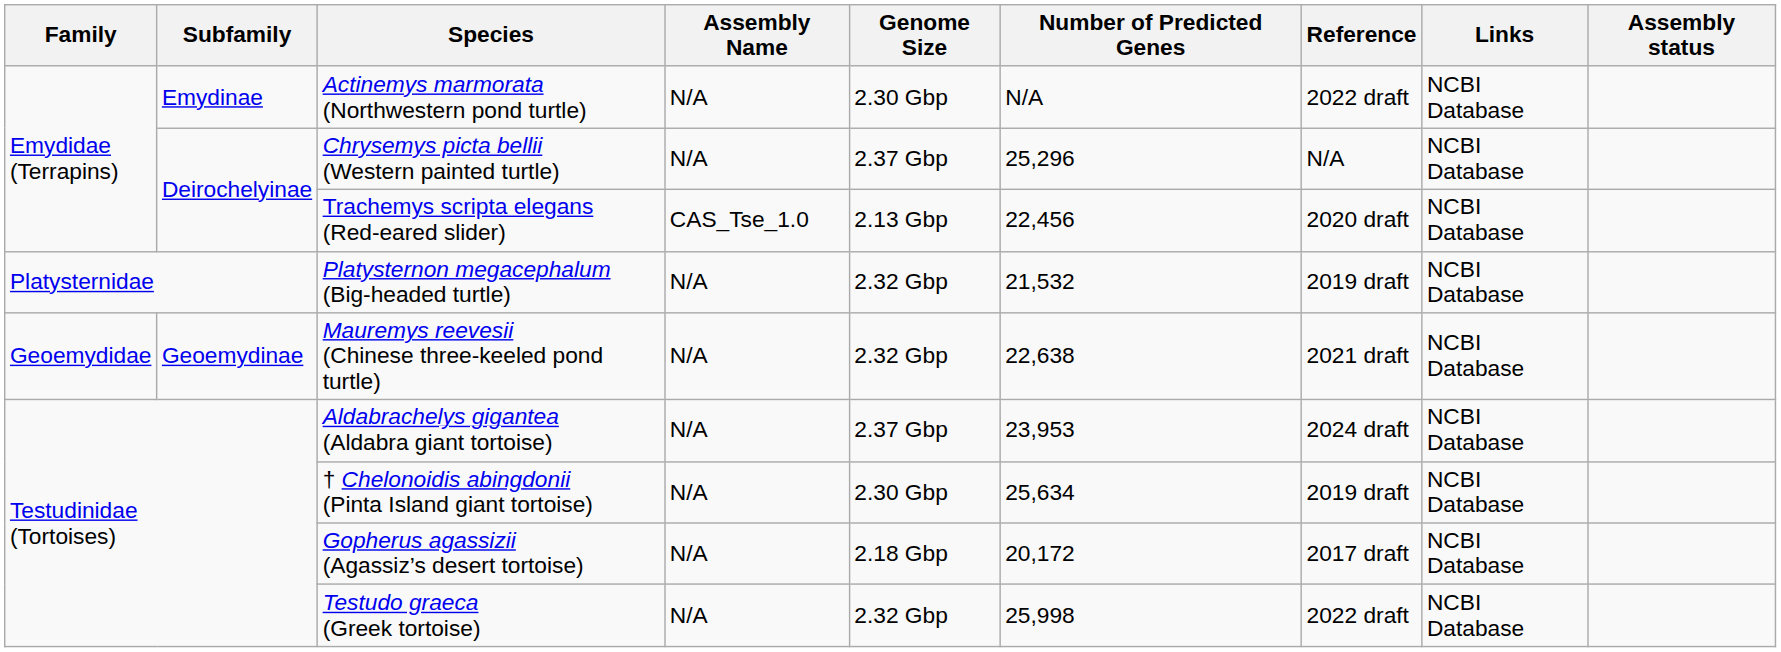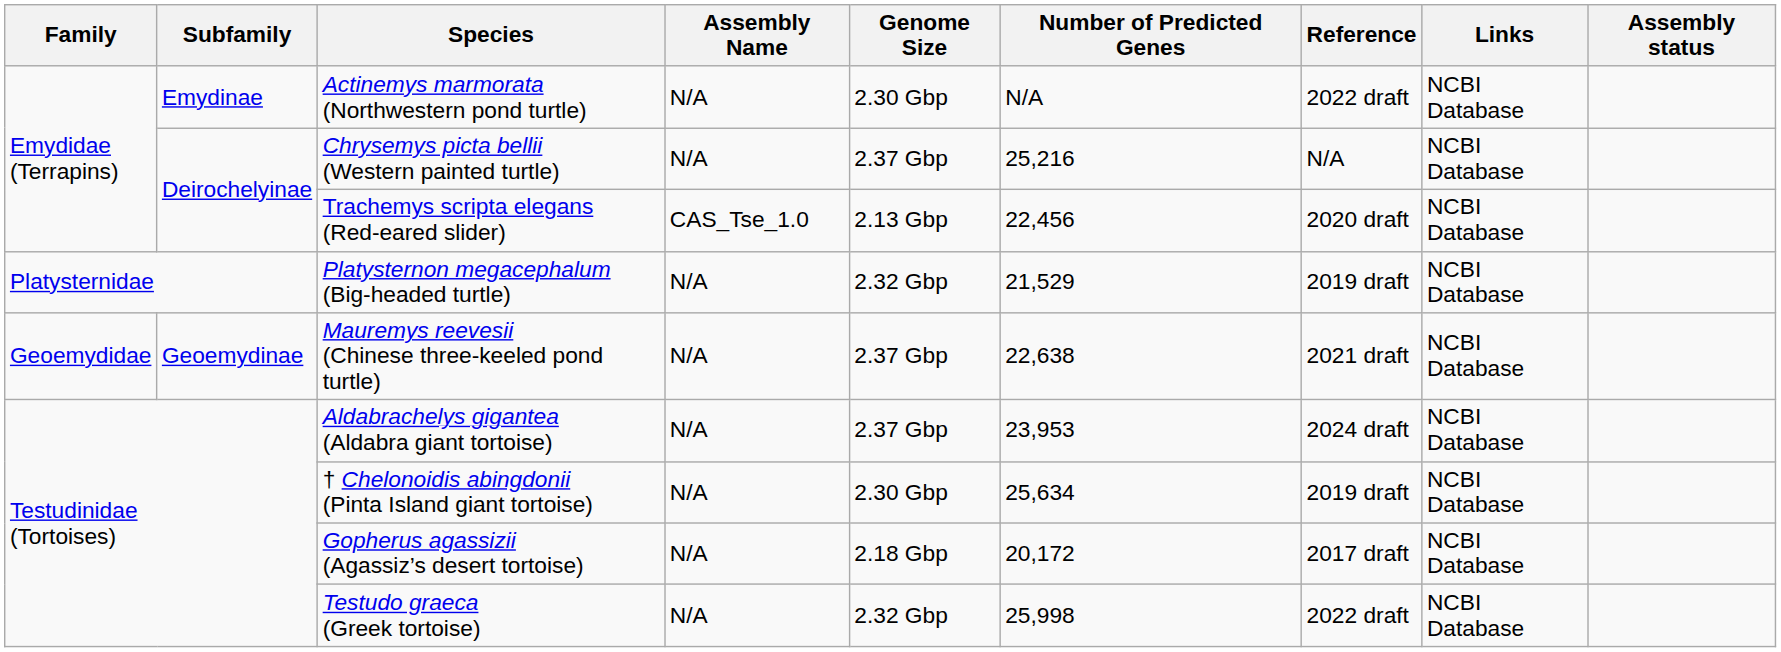(1040, 158) 25,296 -> (1040, 158) 25,216
(1040, 281) 21,532 -> (1040, 281) 21,529
(901, 356) 2.32 Gbp -> (901, 356) 2.37 Gbp
